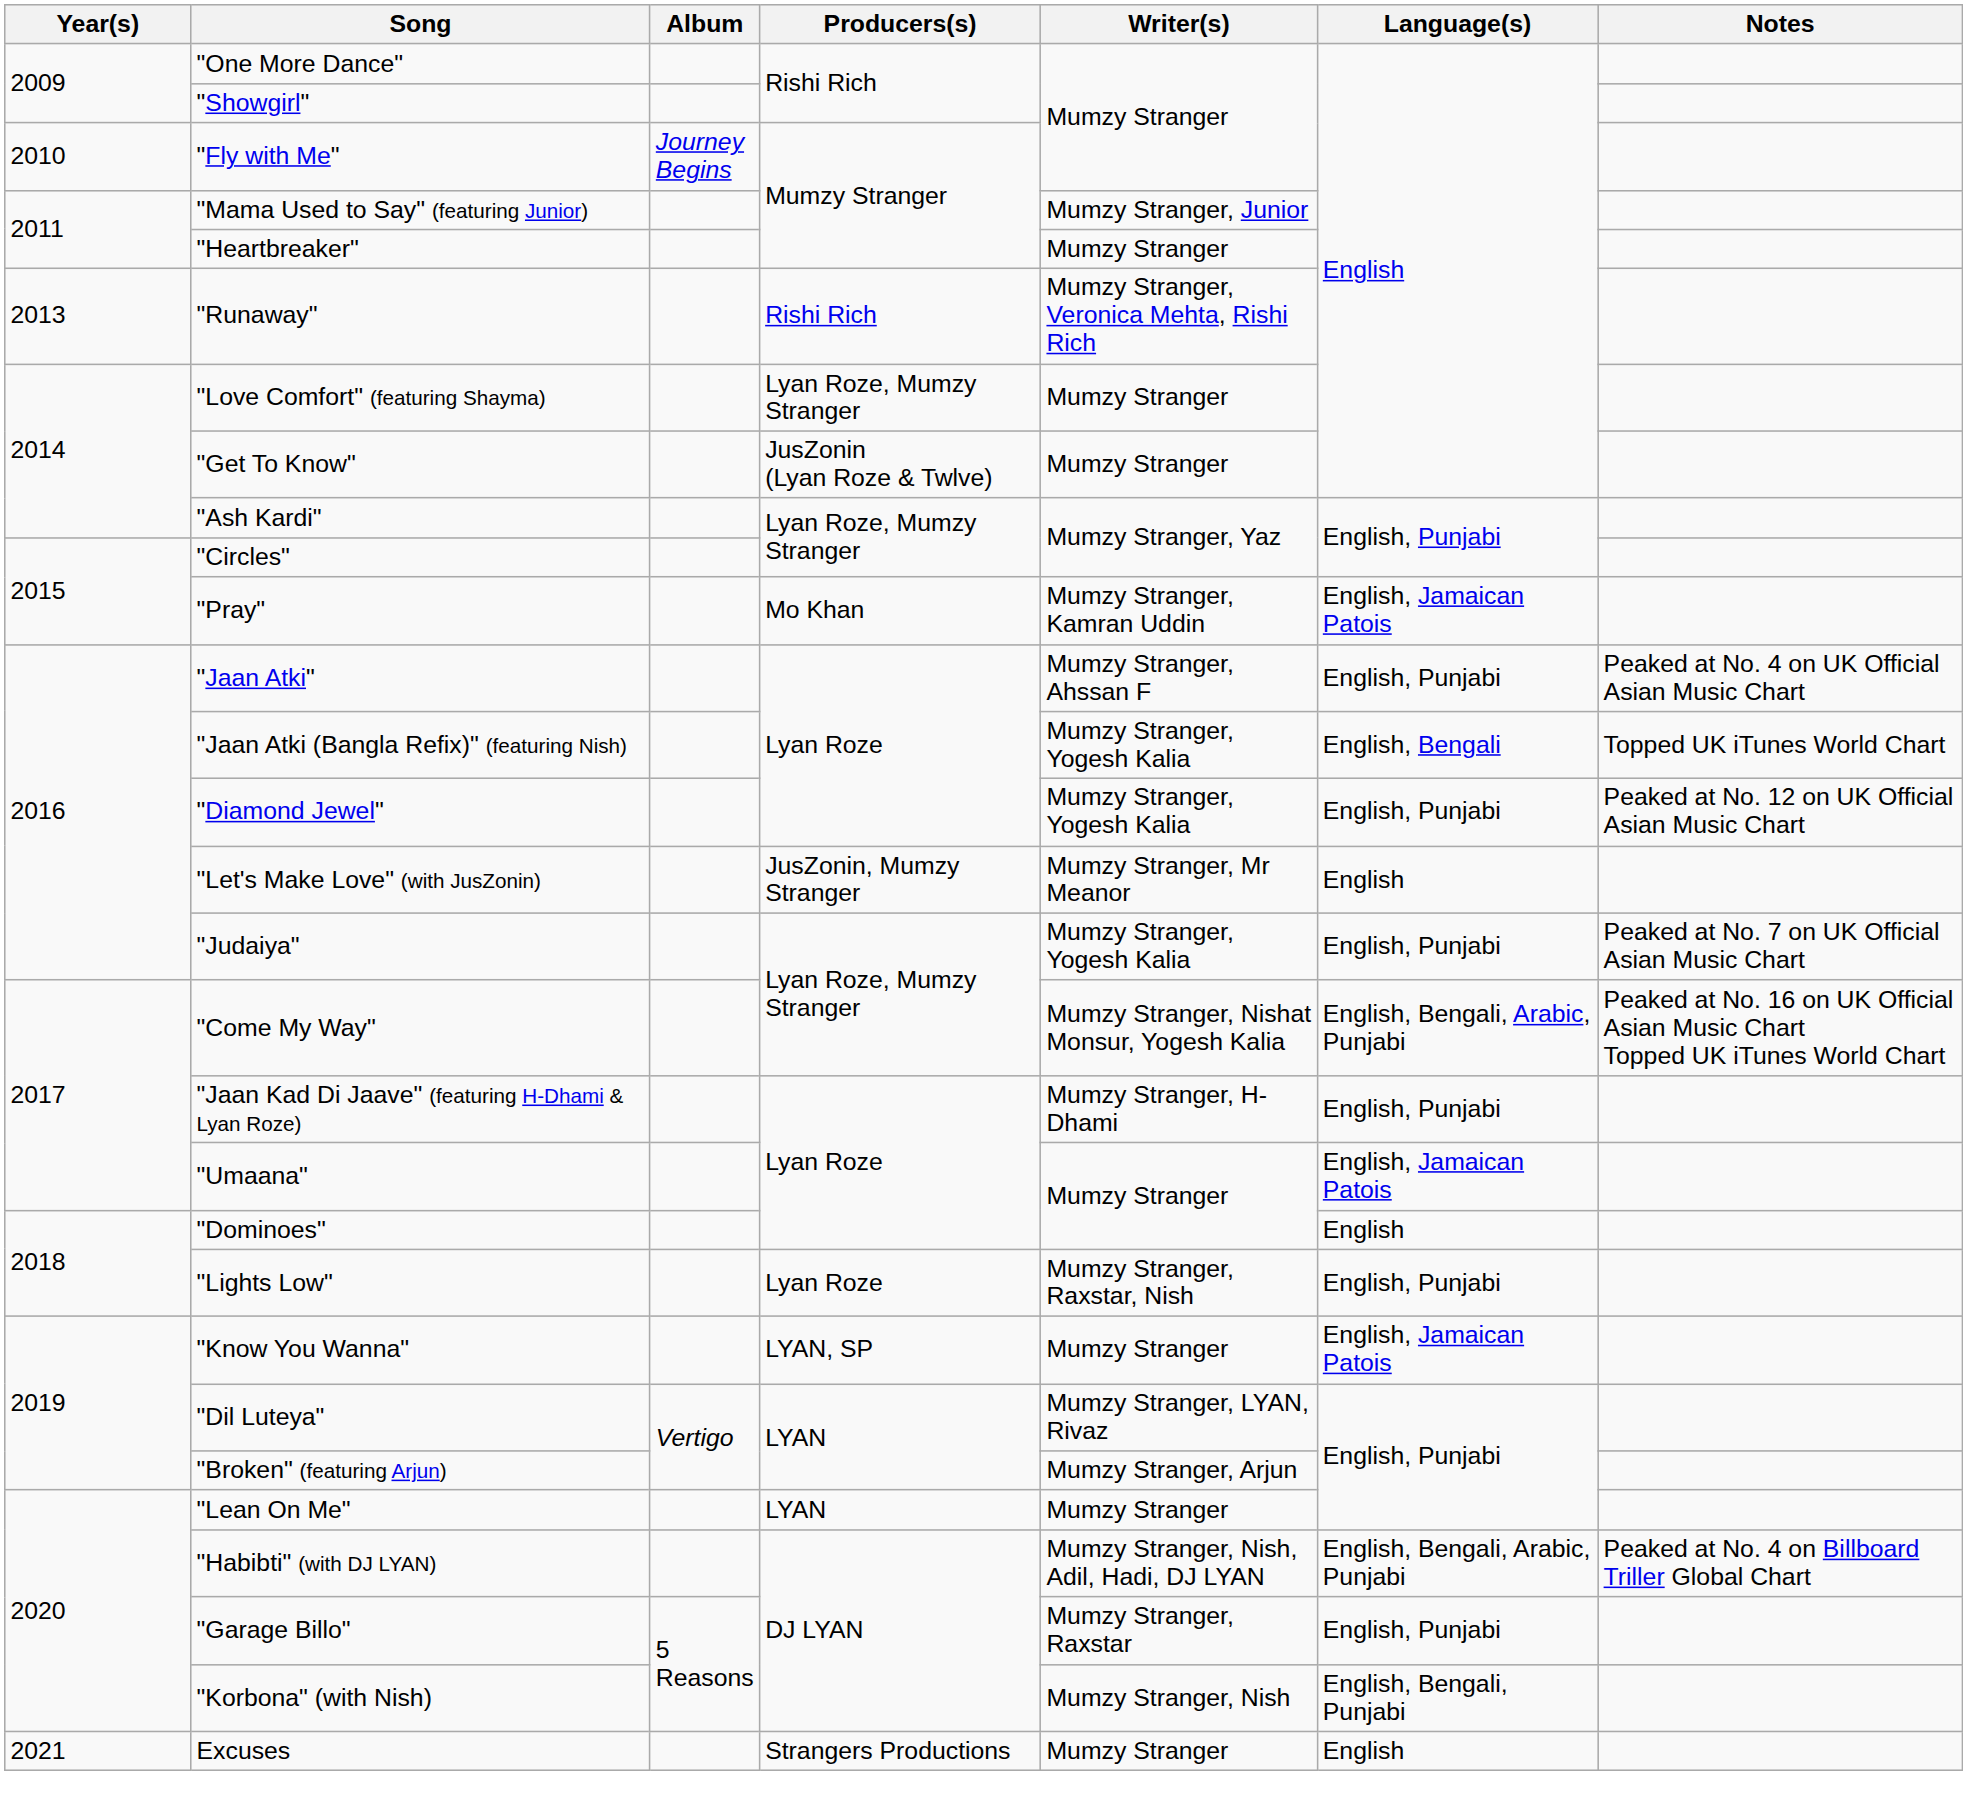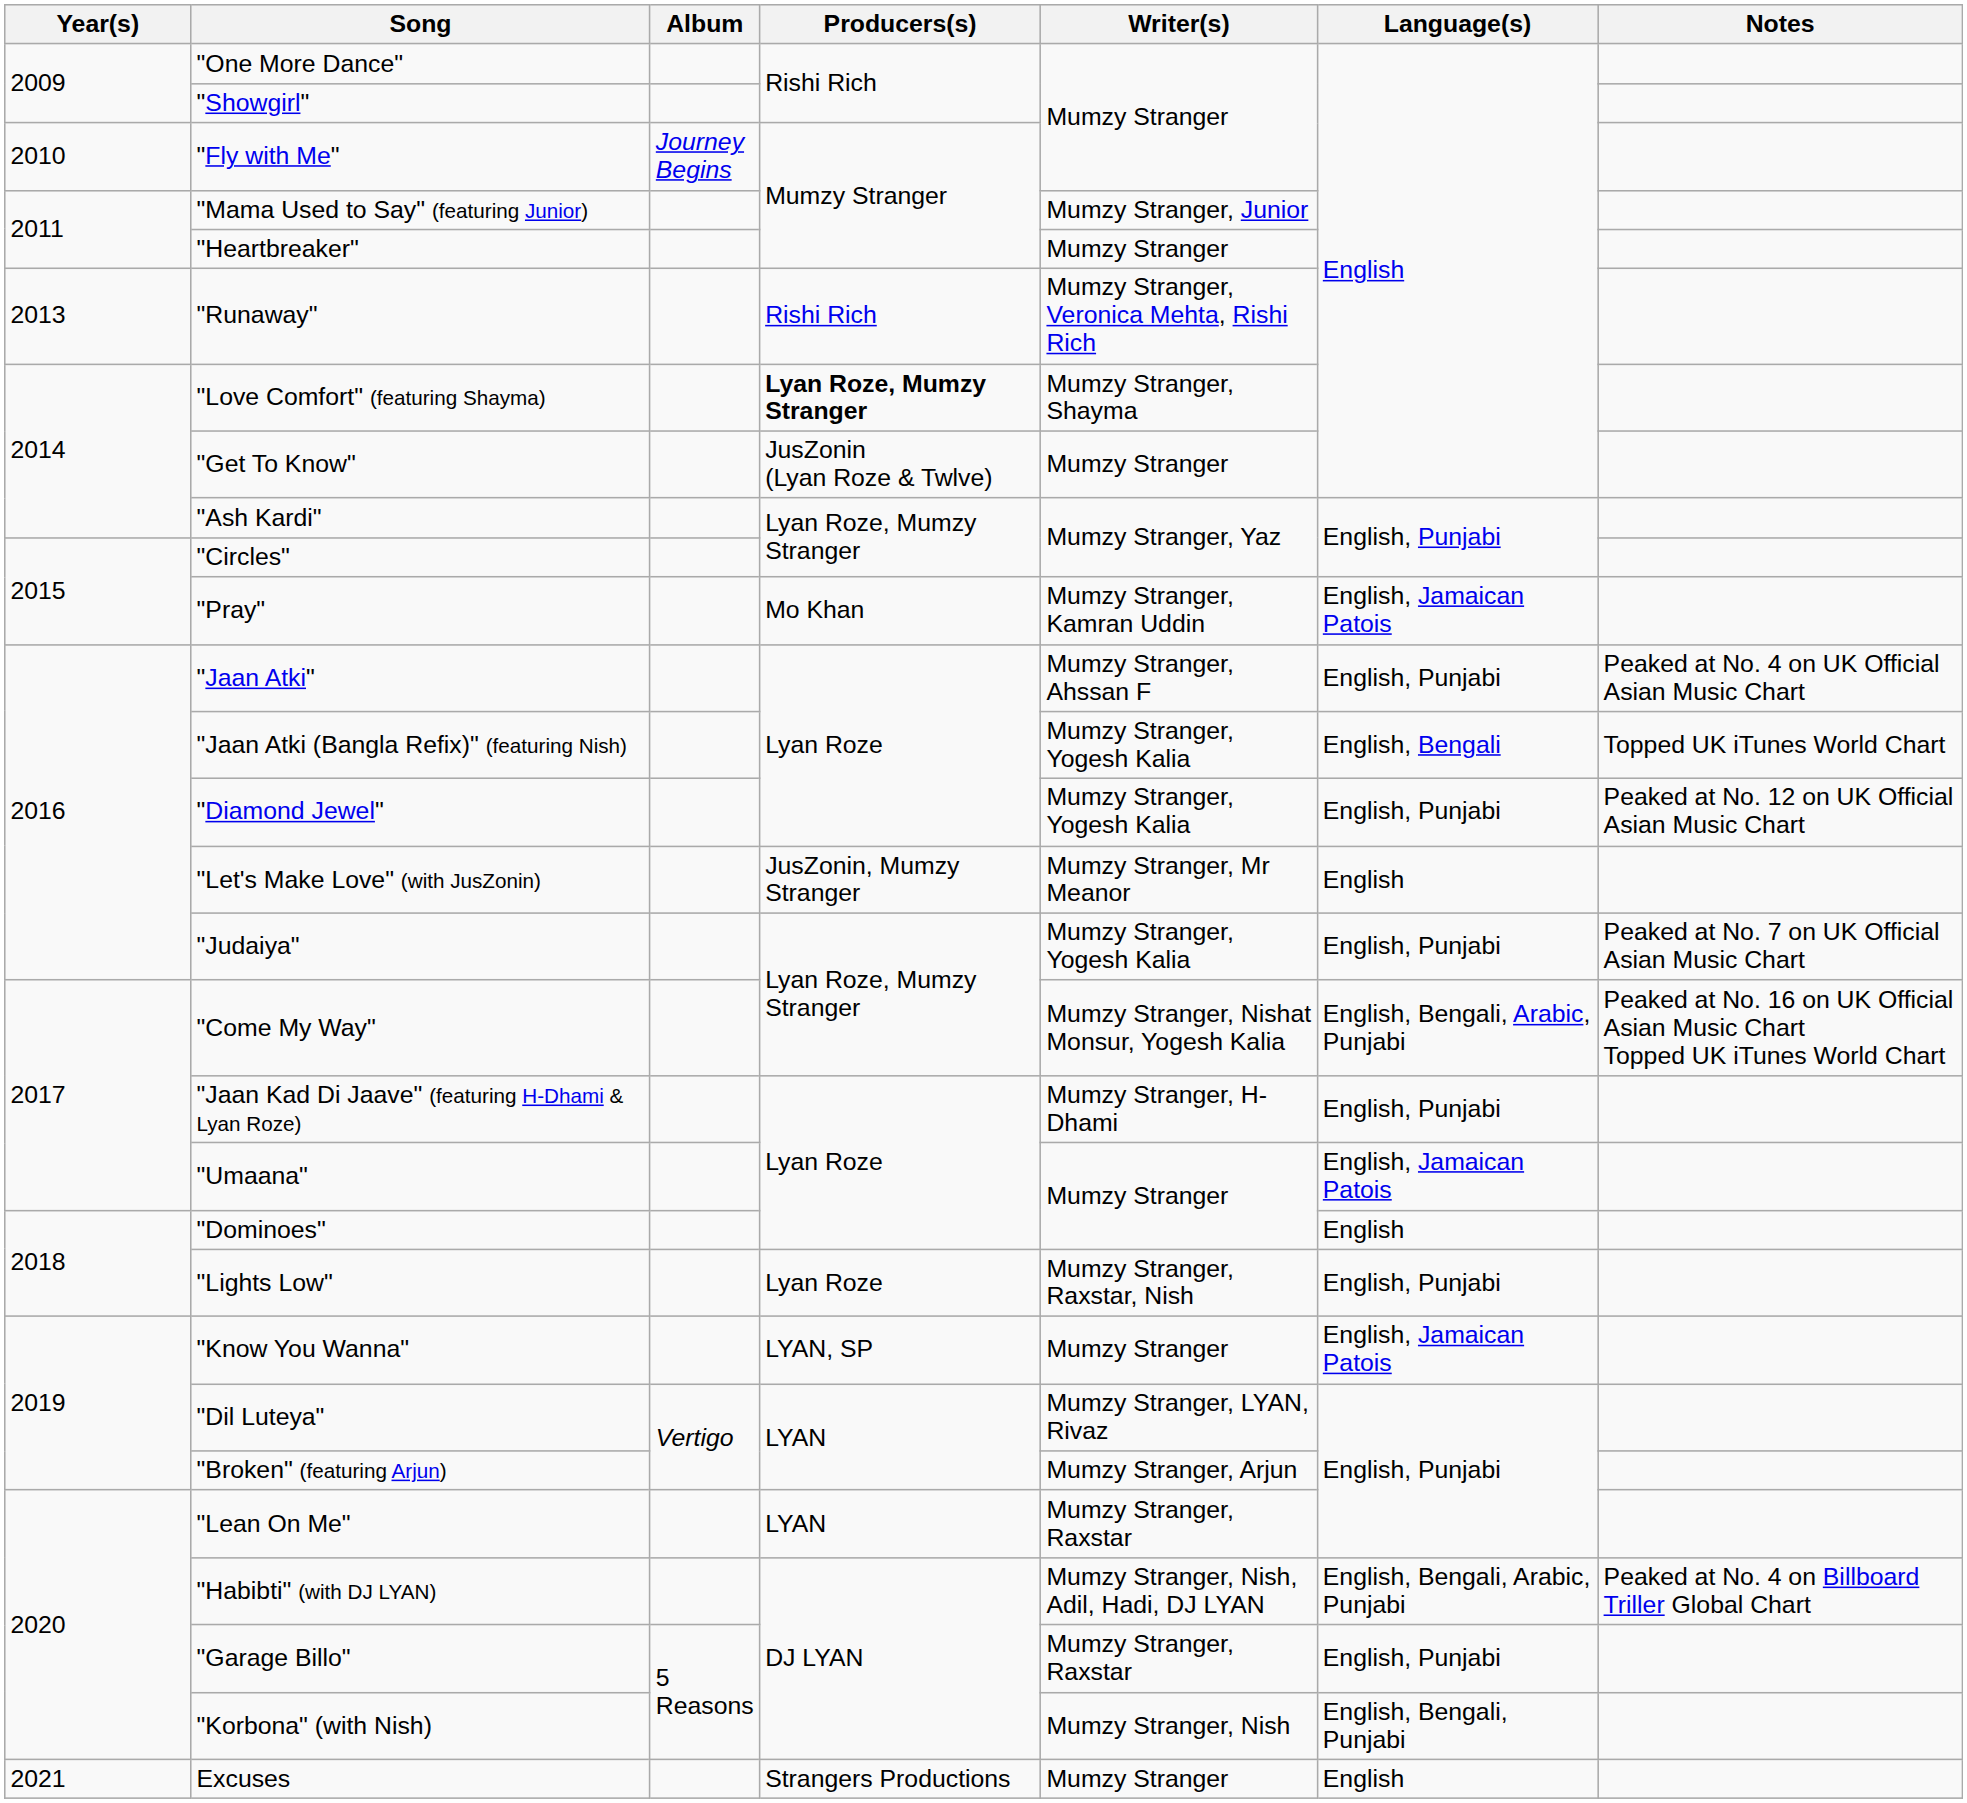(871, 397) normal -> (876, 397) bold
(1137, 397) Mumzy Stranger -> (1140, 397) Mumzy Stranger, Shayma
(1137, 1509) Mumzy Stranger -> (1140, 1523) Mumzy Stranger, Raxstar
